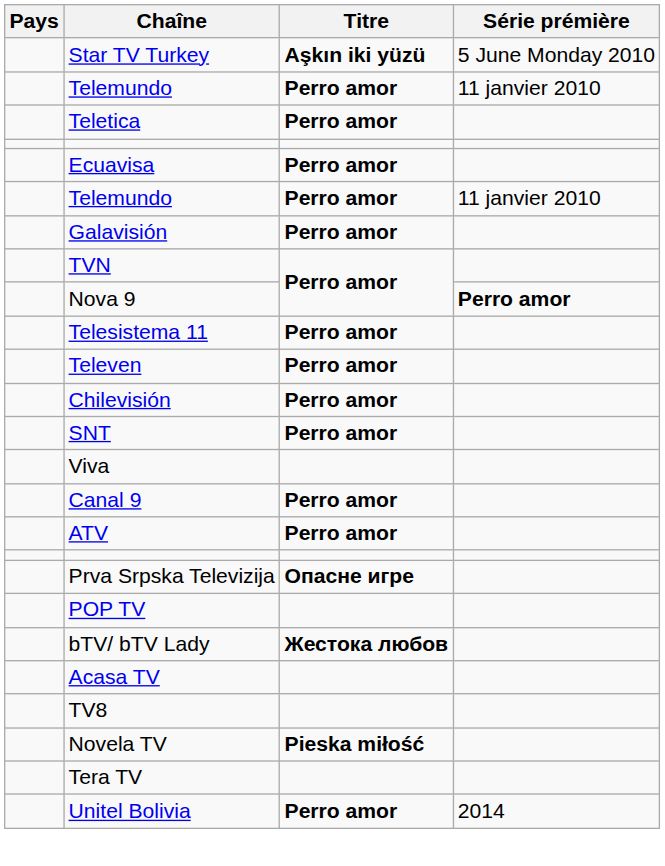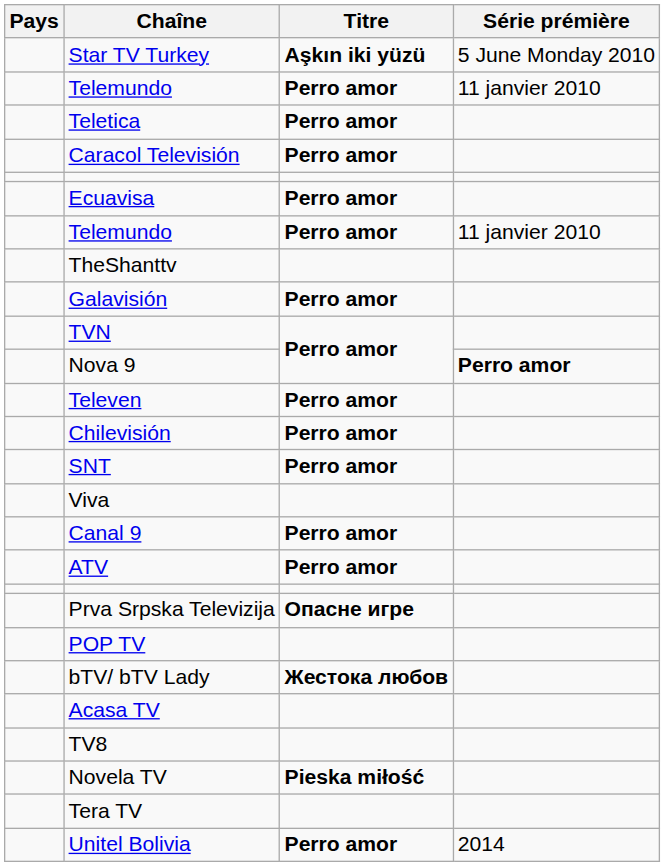+ row: (154, 155)
+ row: (123, 265)
- row: (138, 332)
